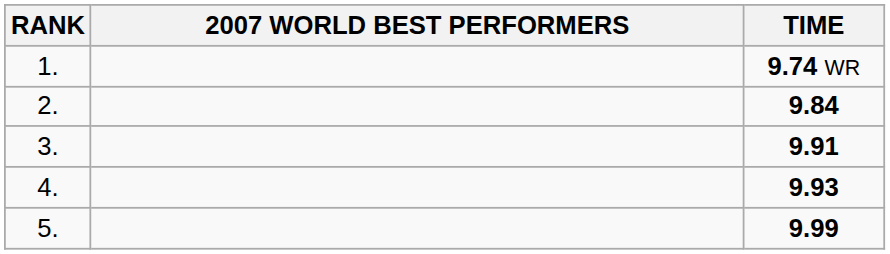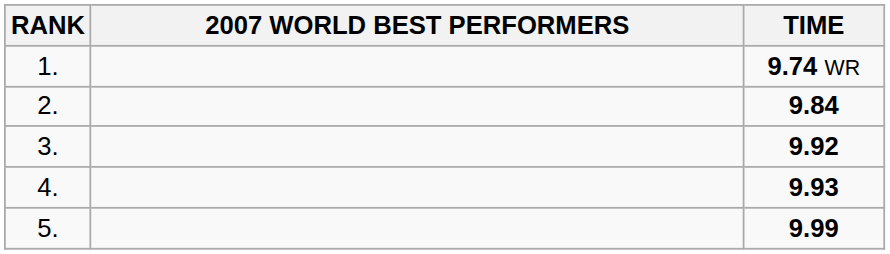(814, 147) 9.91 -> (814, 147) 9.92
